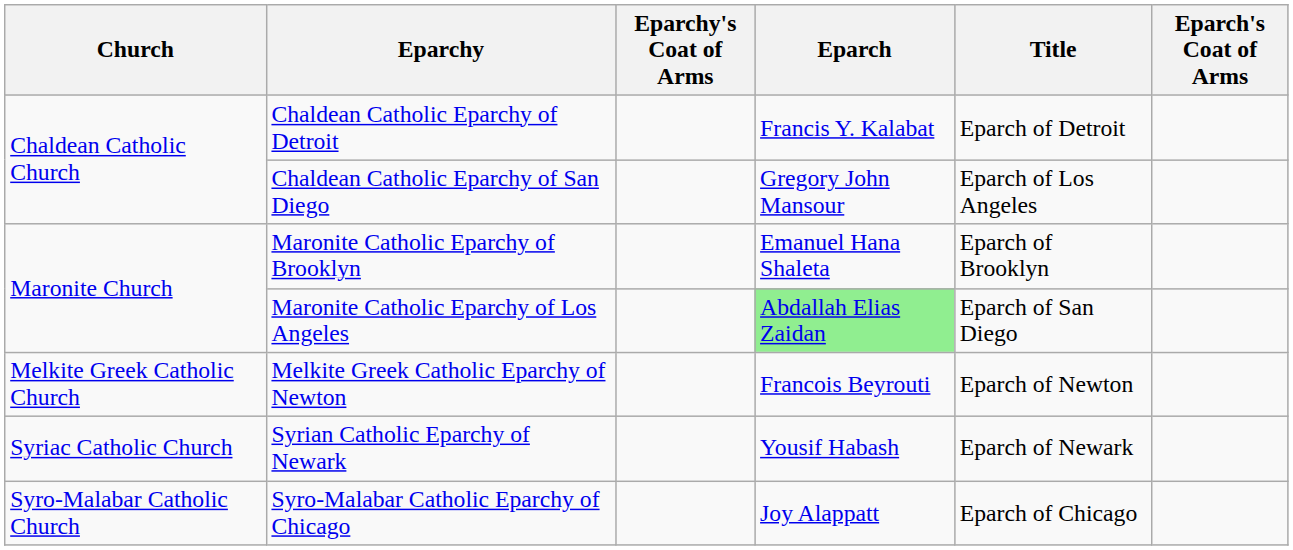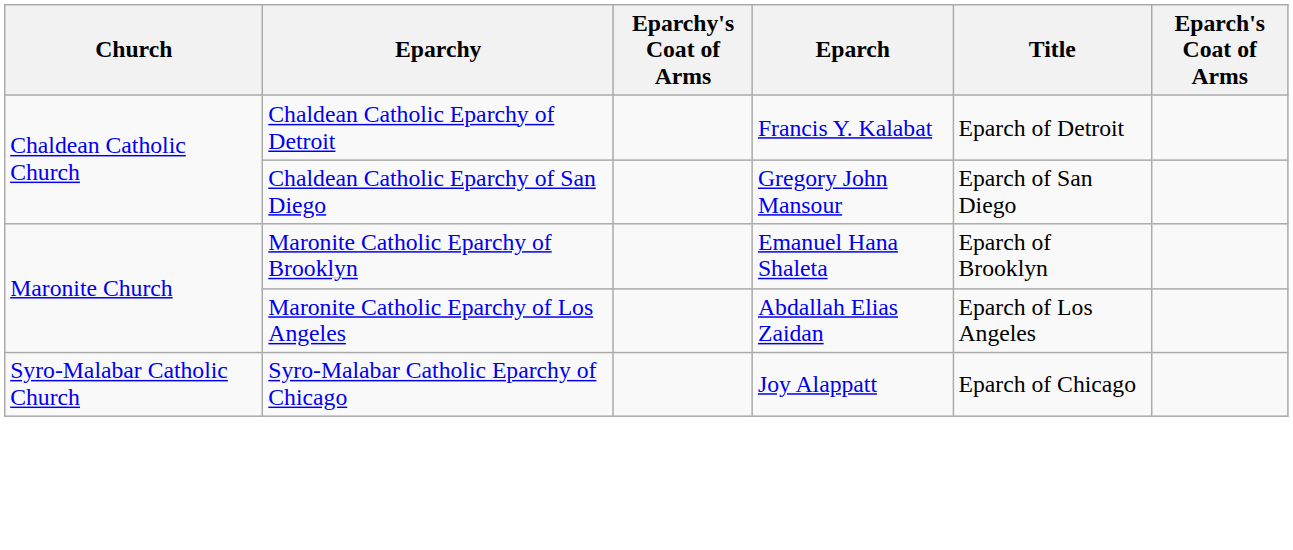(1027, 191) Eparch of Los Angeles -> (1026, 191) Eparch of San Diego
(830, 320) lightgreen background -> (828, 320) no background
(1027, 320) Eparch of San Diego -> (1026, 320) Eparch of Los Angeles
- row: (438, 384)
- row: (401, 448)
